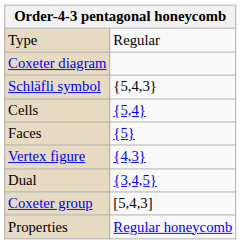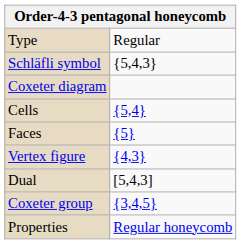rows swapped: (54, 86) <-> (57, 63)
(135, 180) {3,4,5} -> (133, 180) [5,4,3]
(133, 203) [5,4,3] -> (135, 203) {3,4,5}
